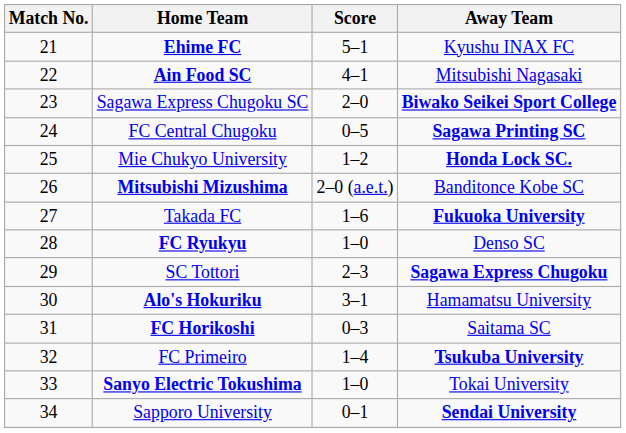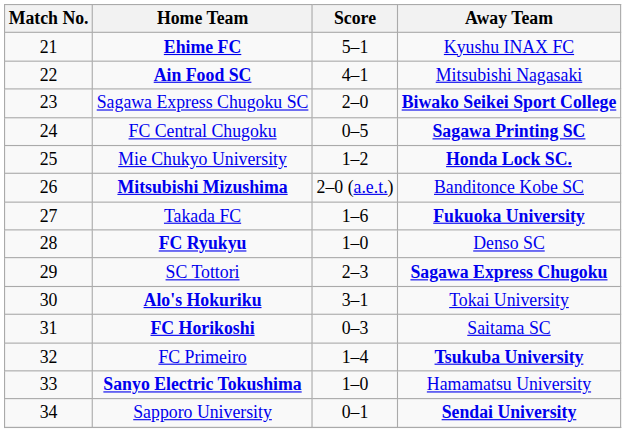(509, 300) Hamamatsu University -> (509, 300) Tokai University
(509, 384) Tokai University -> (509, 384) Hamamatsu University
